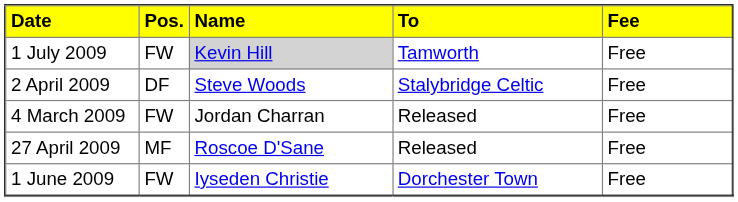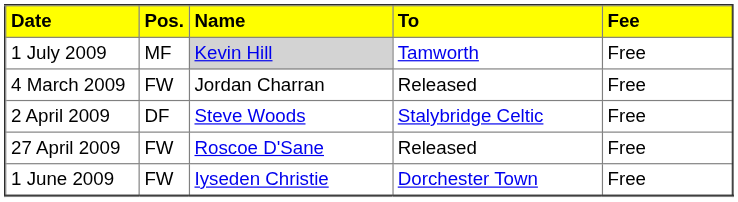(159, 53) FW -> (158, 53) MF
rows swapped: (68, 116) <-> (60, 84)
(158, 147) MF -> (159, 147) FW
